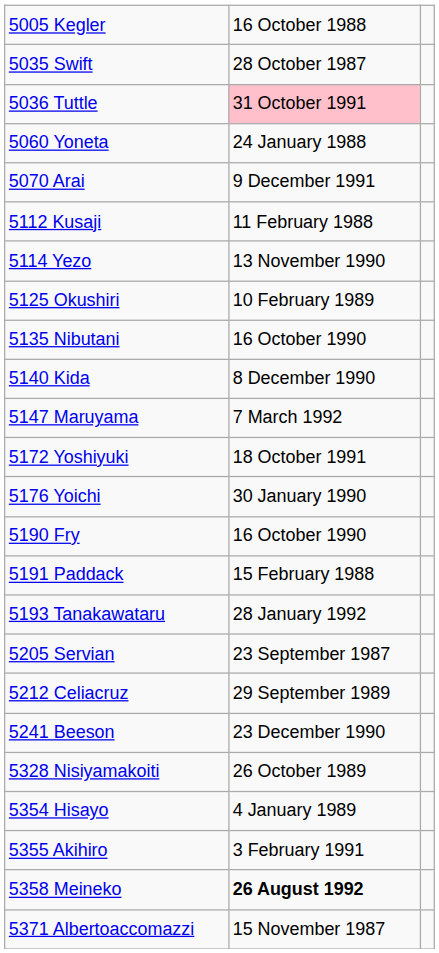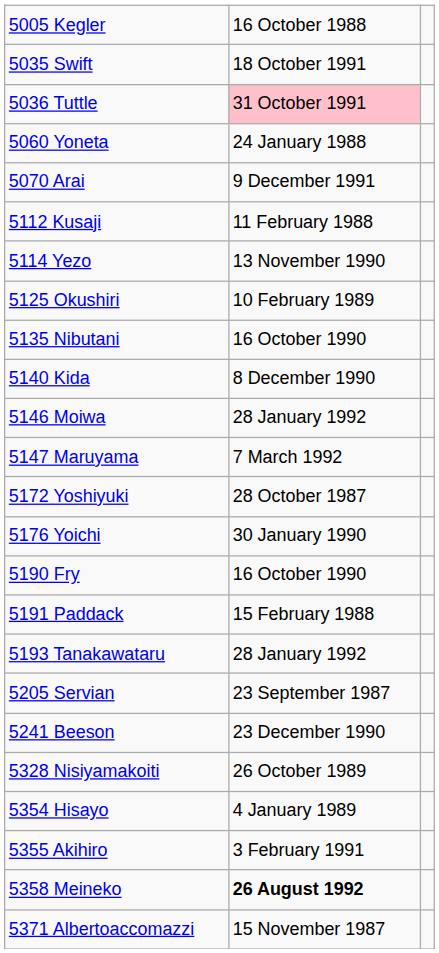(299, 64) 28 October 1987 -> (299, 64) 18 October 1991
+ row: (57, 417)
(299, 457) 18 October 1991 -> (299, 496) 28 October 1987
- row: (69, 692)
